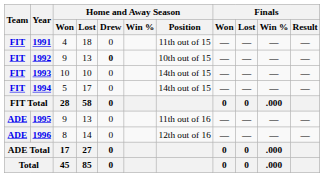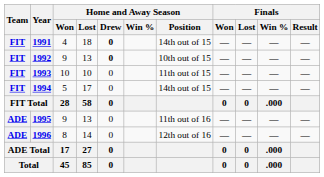(111, 42) normal -> (111, 42) bold
(185, 42) 11th out of 15 -> (185, 42) 14th out of 15
(185, 73) 14th out of 15 -> (185, 73) 11th out of 15
